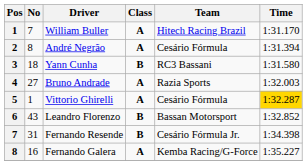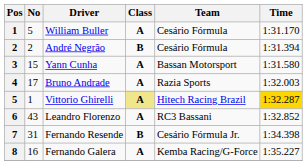(30, 30) 7 -> (30, 30) 5
(201, 30) Hitech Racing Brazil -> (192, 30) Cesário Fórmula
(30, 48) 8 -> (30, 48) 2
(140, 48) A -> (140, 48) B
(33, 65) 18 -> (33, 65) 15
(140, 65) B -> (140, 65) A
(184, 65) RC3 Bassani -> (197, 65) Bassan Motorsport
(33, 82) 27 -> (33, 82) 17
(140, 100) no background -> (140, 100) khaki background
(192, 100) Cesário Fórmula -> (201, 100) Hitech Racing Brazil
(140, 117) B -> (140, 117) A
(197, 117) Bassan Motorsport -> (184, 117) RC3 Bassani
